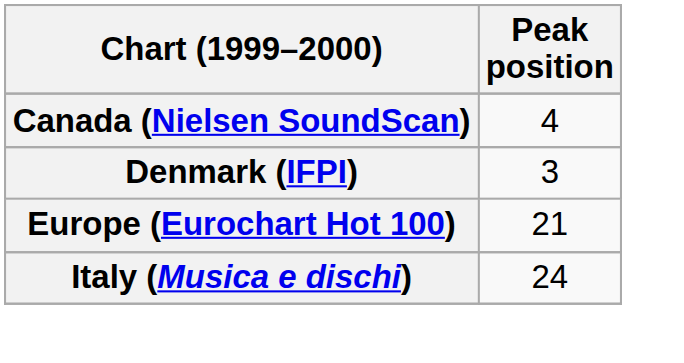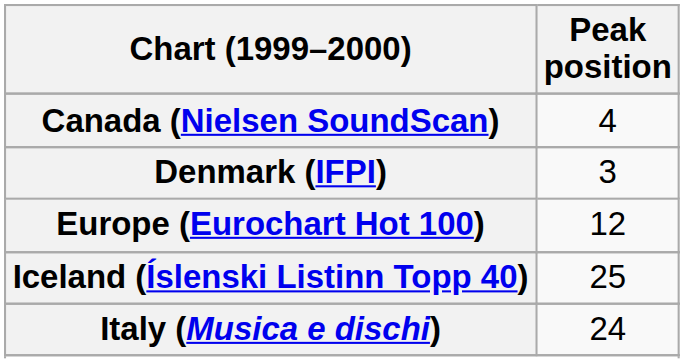(550, 224) 21 -> (608, 224) 12
+ row: (271, 276)
